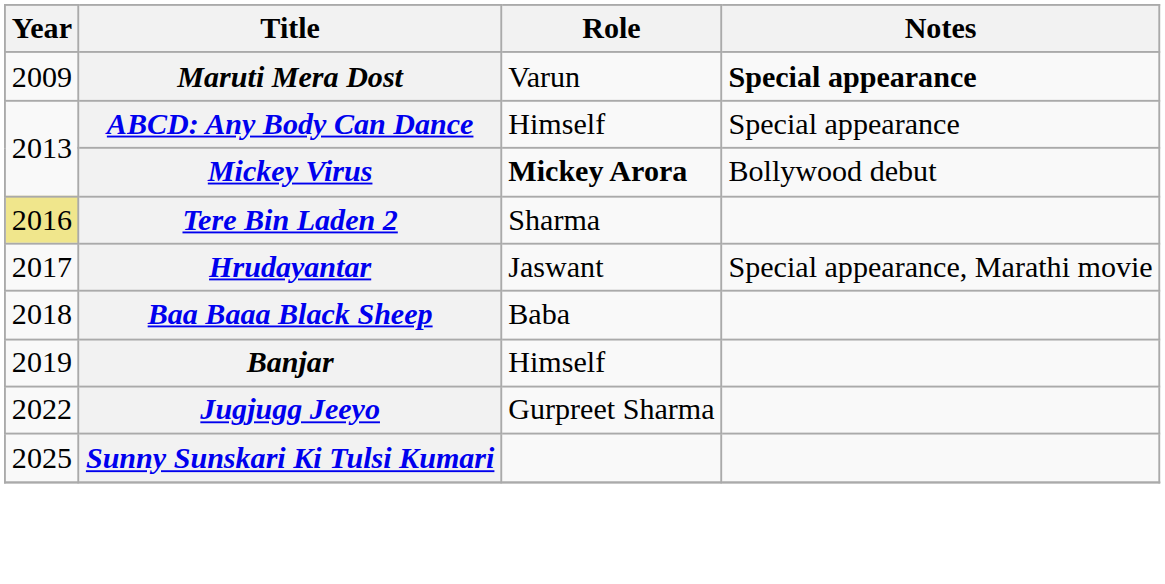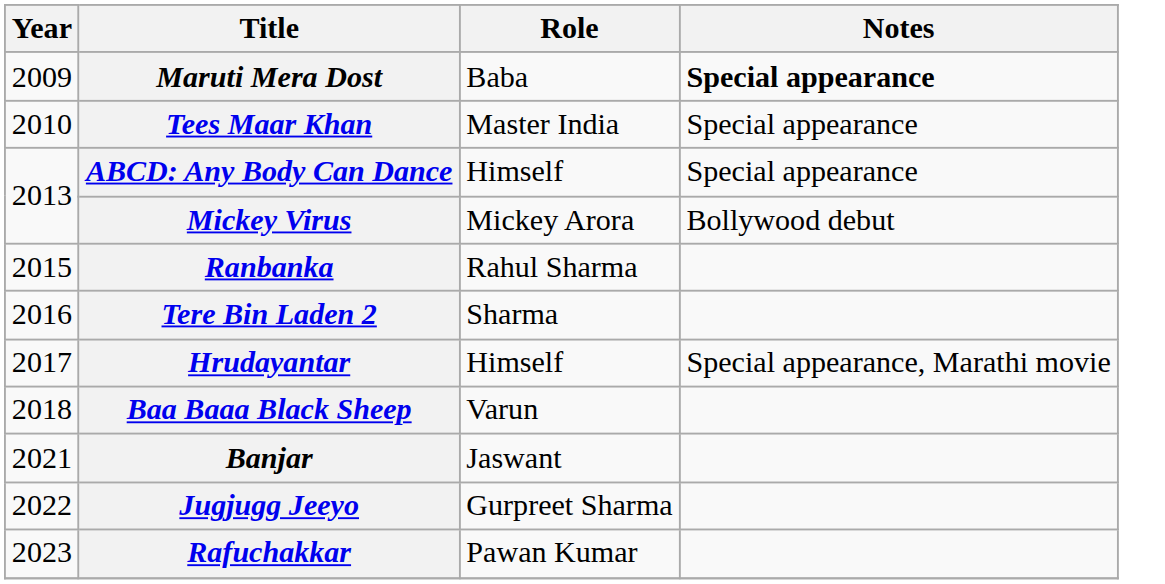(544, 76) Varun -> (497, 76) Baba
+ row: (269, 123)
(598, 171) bold -> (550, 219) normal
+ row: (269, 266)
(42, 219) khaki background -> (42, 314) no background
(556, 266) Jaswant -> (515, 362) Himself
(539, 314) Baba -> (502, 409) Varun
(42, 362) 2019 -> (42, 457) 2021
(557, 362) Himself -> (514, 457) Jaswant
+ row: (269, 553)
- row: (290, 457)
